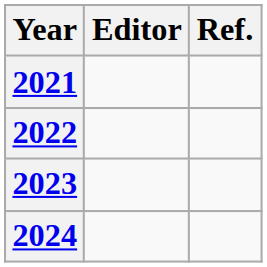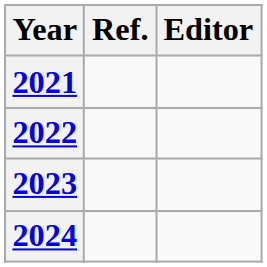columns swapped: (137, 30) <-> (225, 30)
